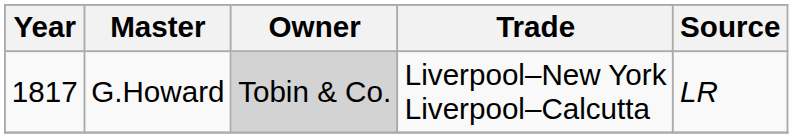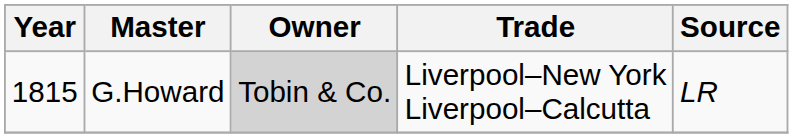(45, 91) 1817 -> (45, 91) 1815
